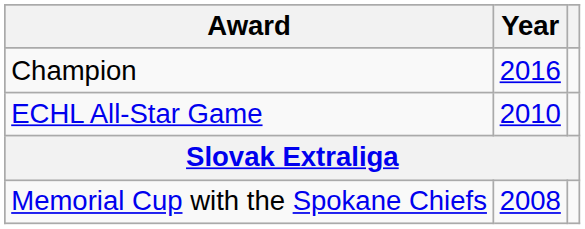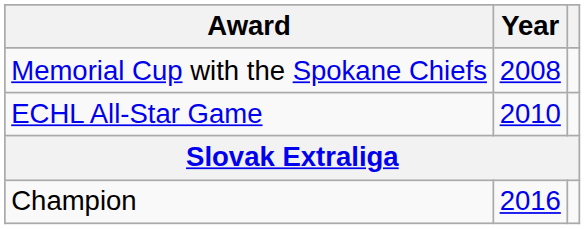rows swapped: (249, 200) <-> (74, 69)
